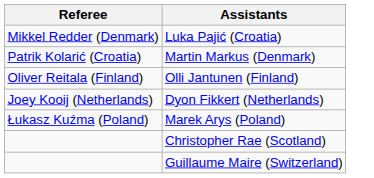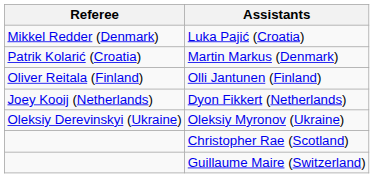- row: (225, 120)
+ row: (266, 120)
